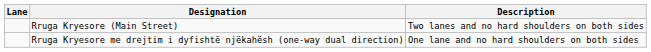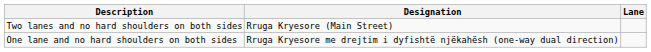columns swapped: (17, 11) <-> (526, 11)
